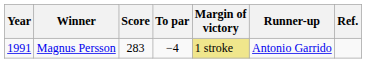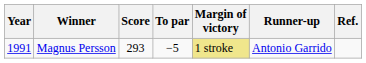(136, 48) 283 -> (136, 48) 293
(172, 48) −4 -> (172, 48) −5
